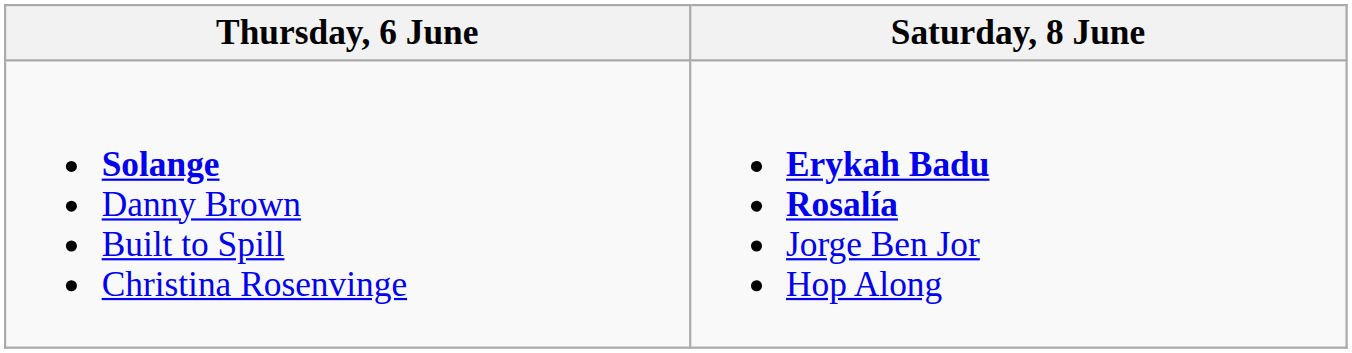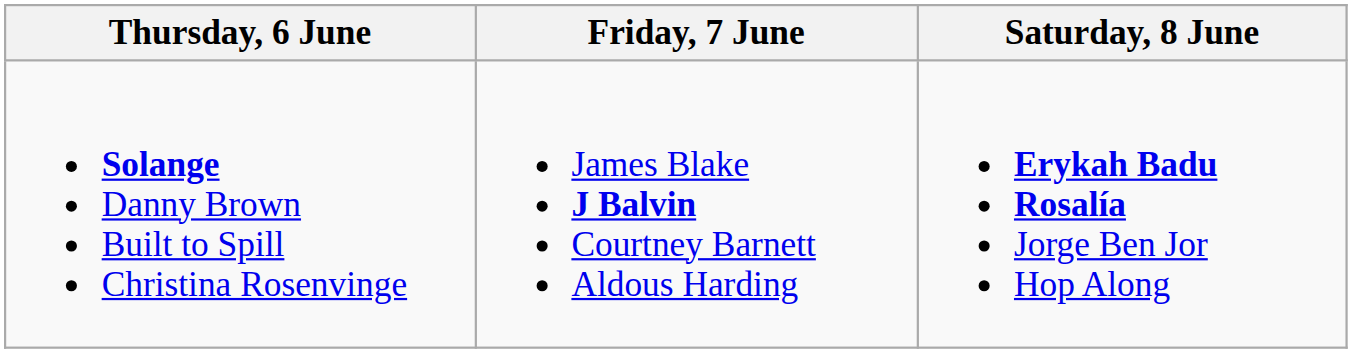+ column: (696, 32)
